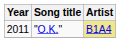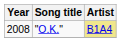(18, 29) 2011 -> (18, 29) 2008
